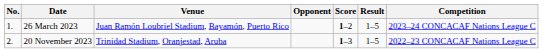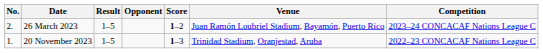columns swapped: (192, 11) <-> (372, 11)
(10, 25) 1. -> (10, 25) 2.
(10, 40) 2. -> (10, 40) 1.
